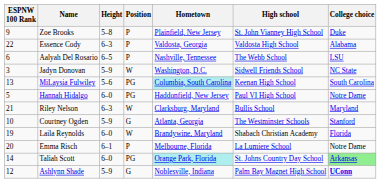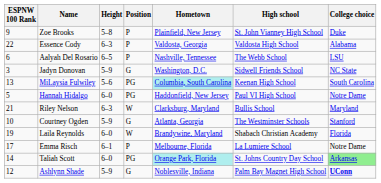(129, 70) W -> (128, 70) G
(10, 146) 20 -> (10, 146) 17
